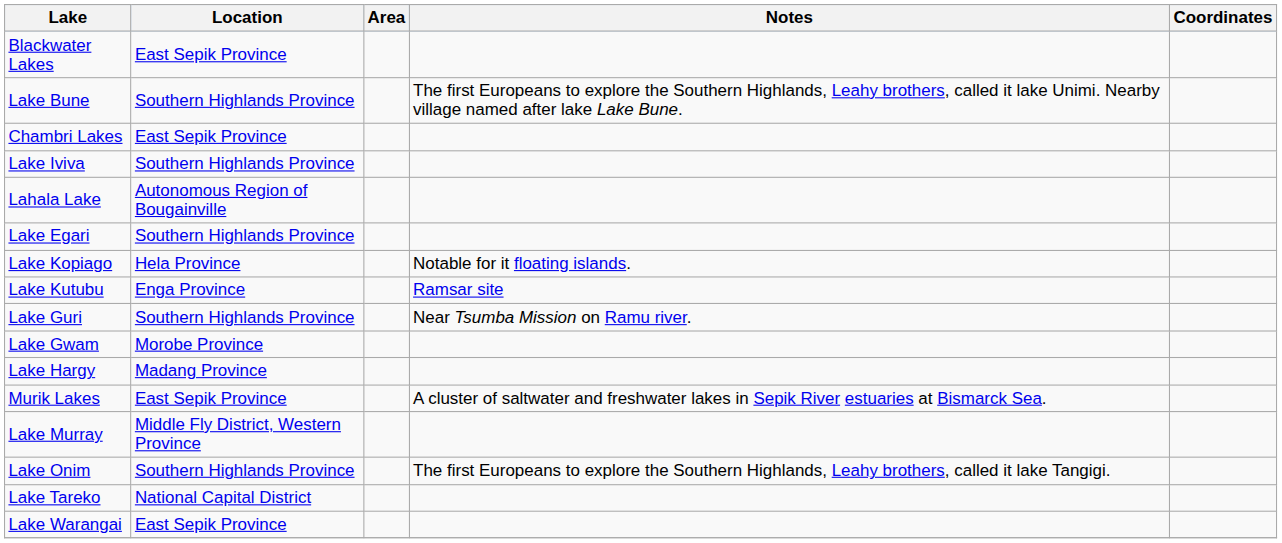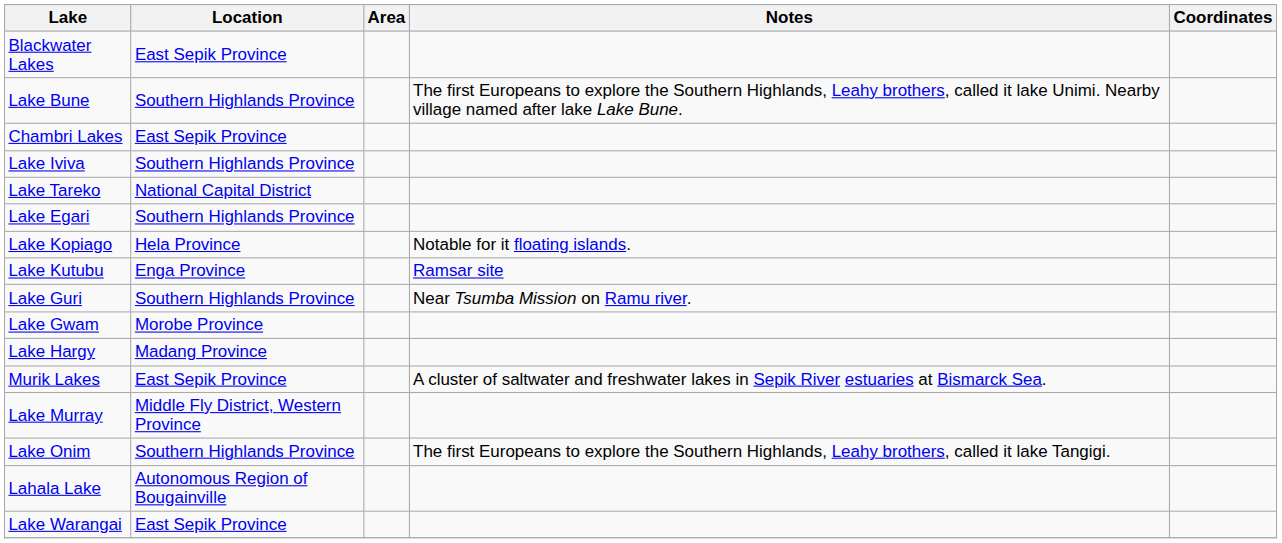rows swapped: (55, 200) <-> (54, 497)
